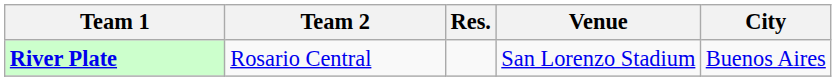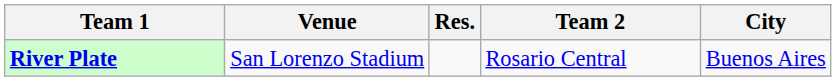columns swapped: (335, 22) <-> (598, 22)
